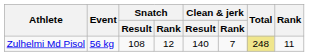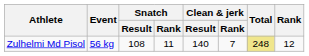(169, 44) 12 -> (169, 44) 11
(289, 44) 11 -> (289, 44) 12
